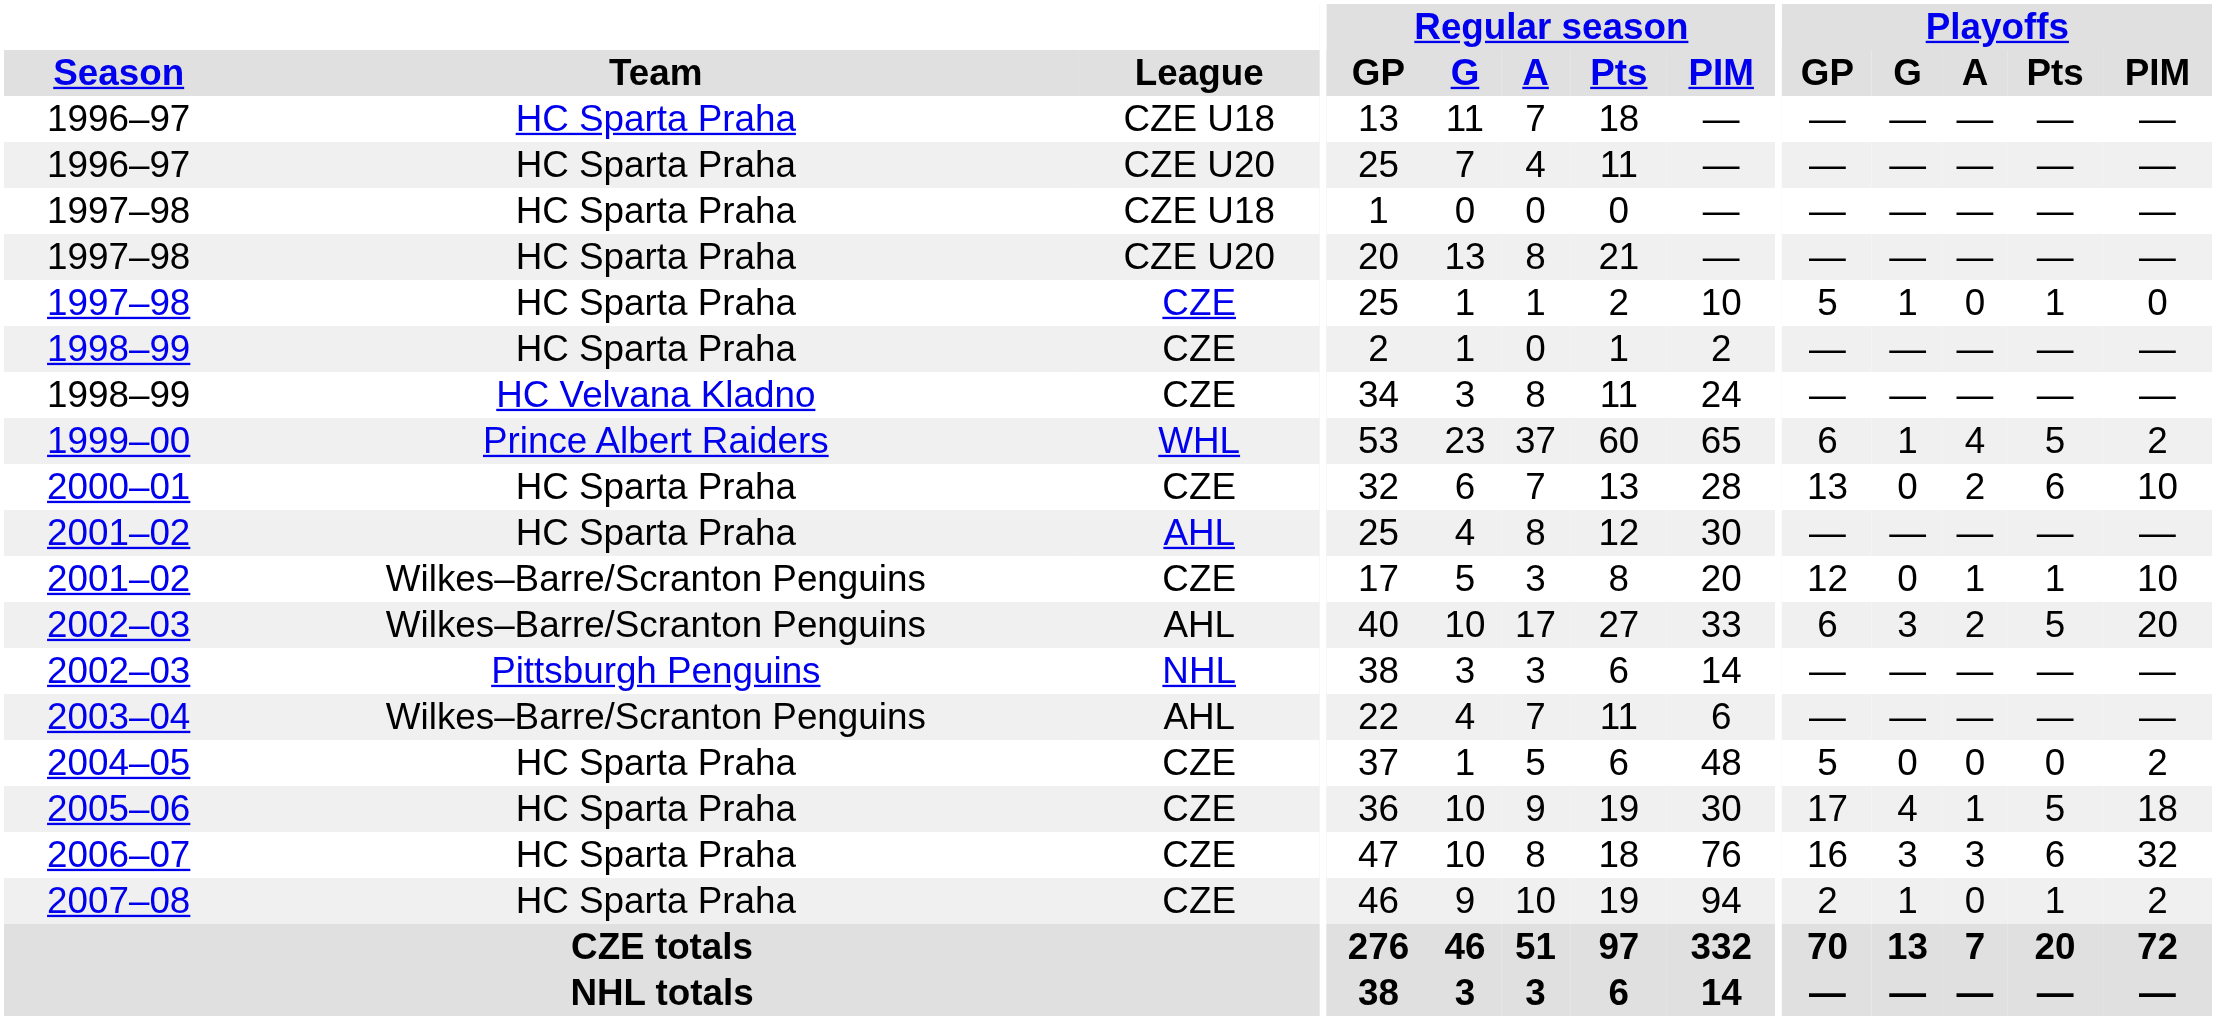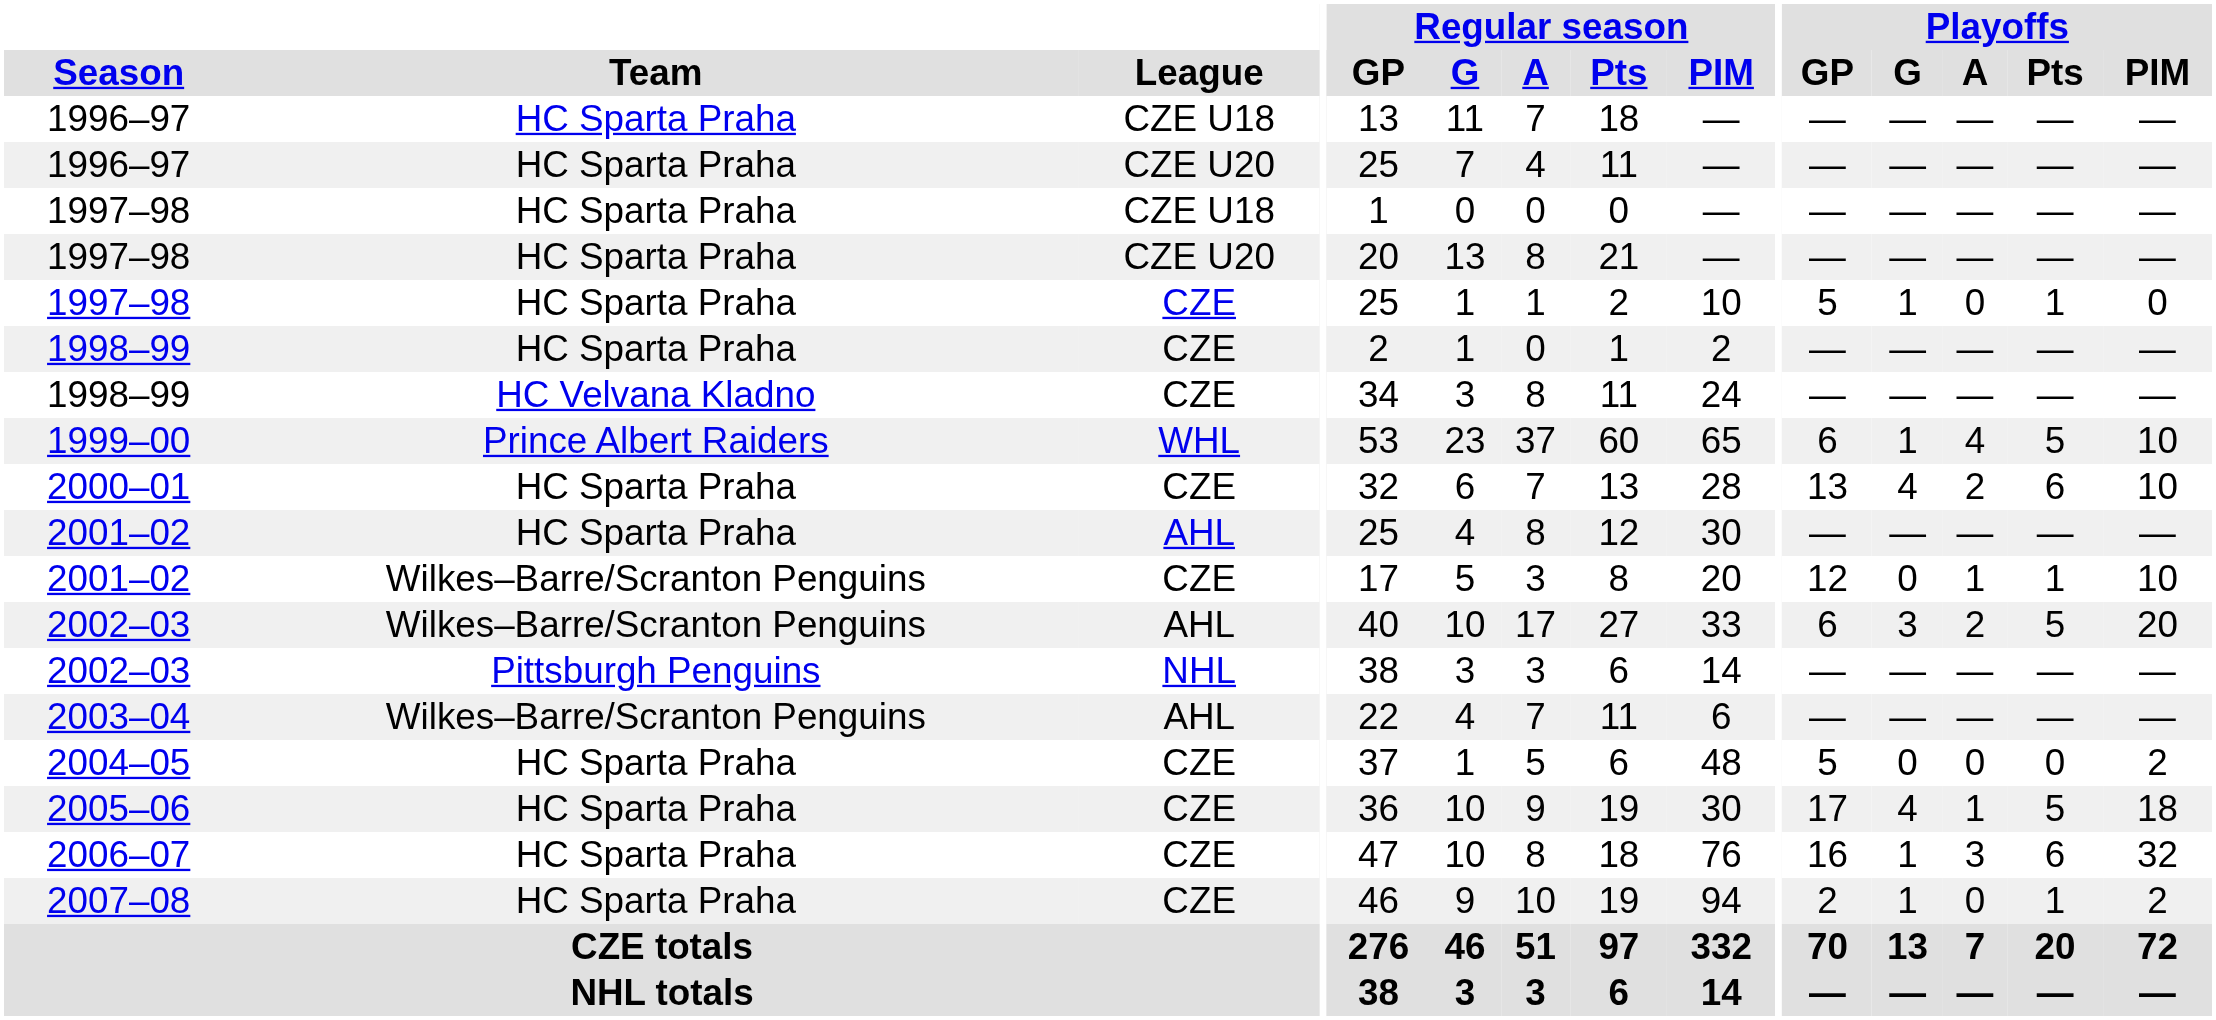(2158, 440) 2 -> (2158, 440) 10
(1908, 486) 0 -> (1908, 486) 4
(1908, 854) 3 -> (1908, 854) 1
